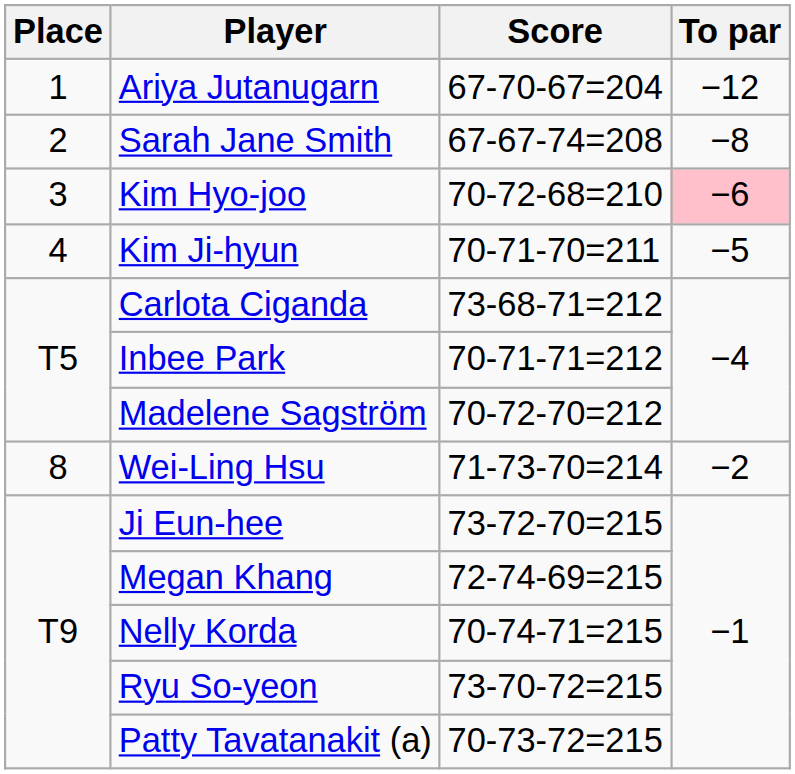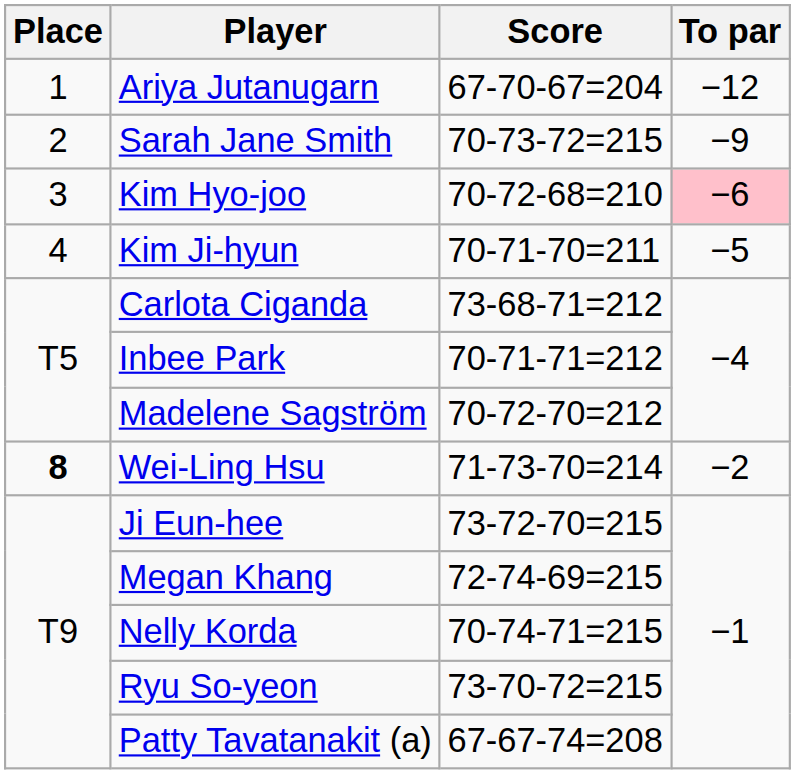(555, 140) 67-67-74=208 -> (555, 140) 70-73-72=215
(730, 140) −8 -> (730, 140) −9
(58, 468) normal -> (58, 468) bold
(555, 741) 70-73-72=215 -> (555, 741) 67-67-74=208
